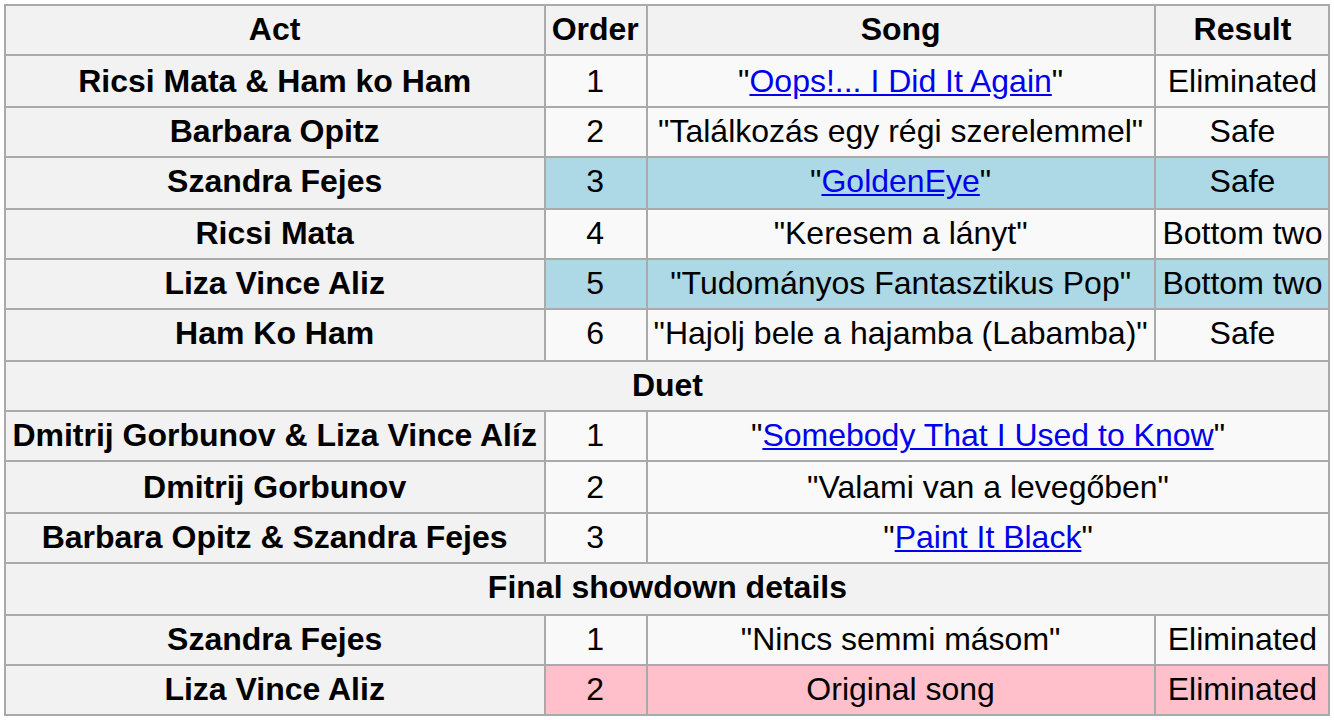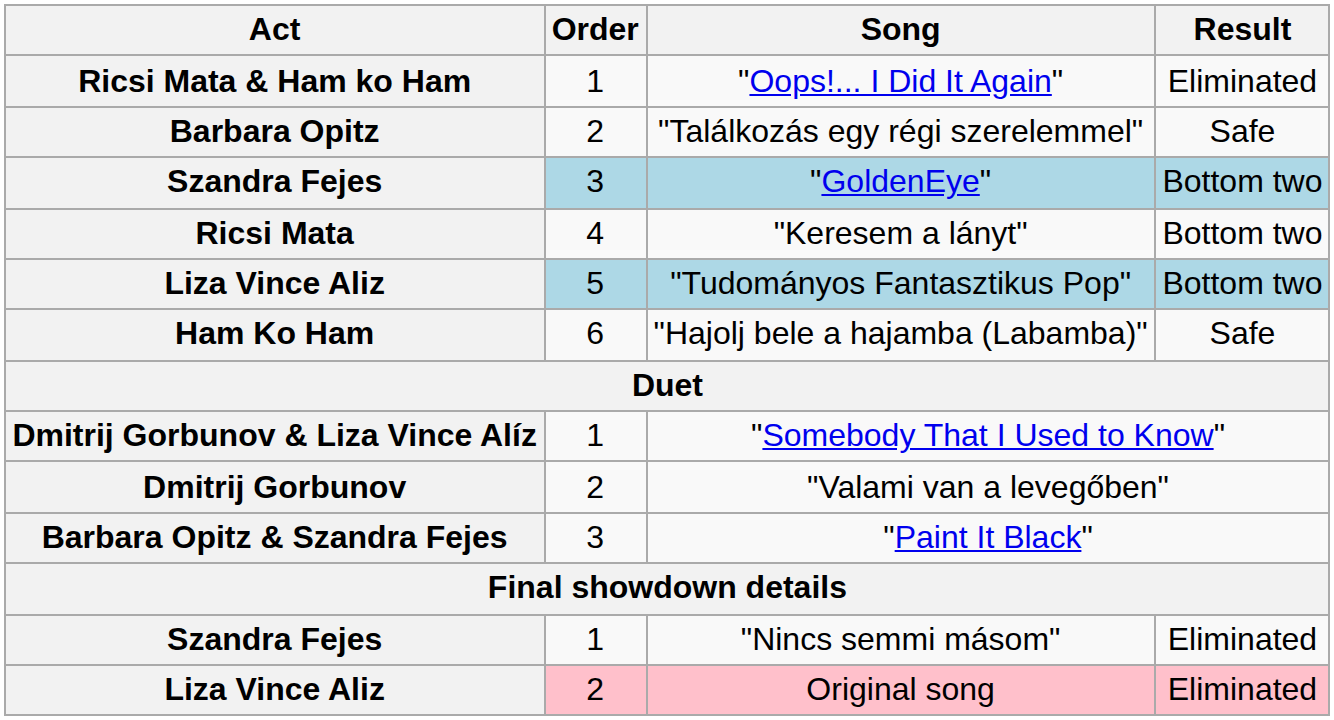(1242, 182) Safe -> (1242, 182) Bottom two
